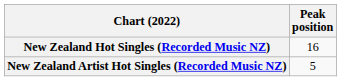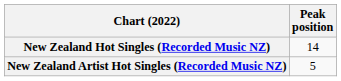(313, 47) 16 -> (313, 47) 14
